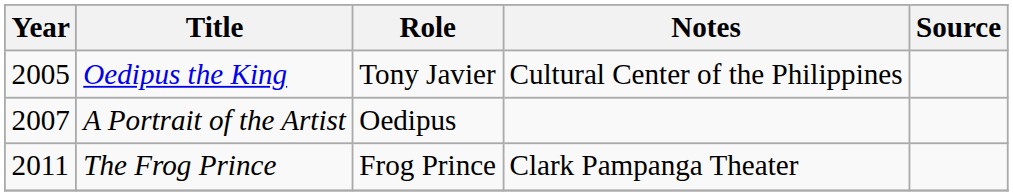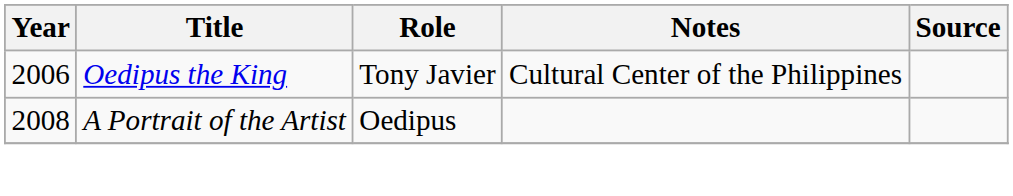(41, 73) 2005 -> (41, 73) 2006
(41, 119) 2007 -> (41, 119) 2008
- row: (180, 166)
